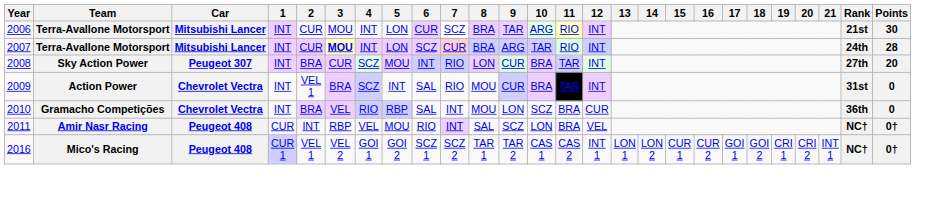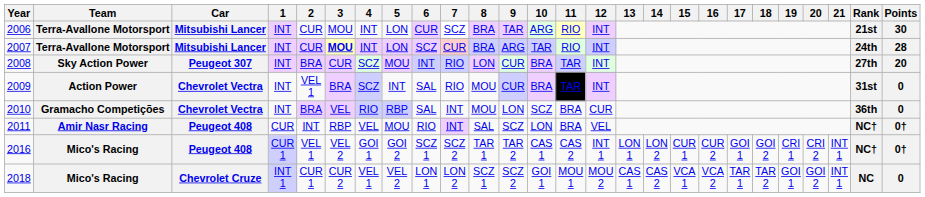+ row: (19, 178)
